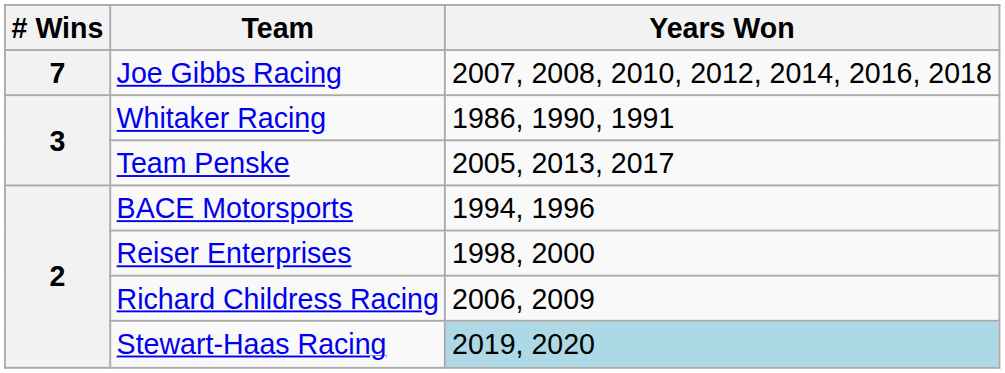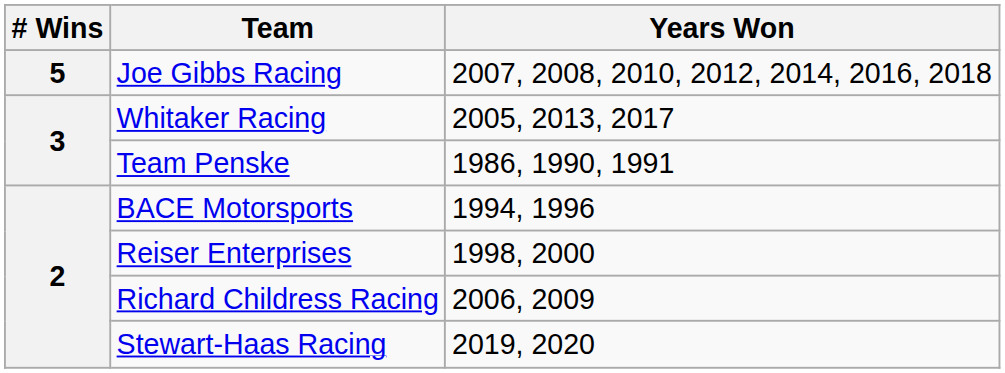(57, 73) 7 -> (57, 73) 5
(563, 118) 1986, 1990, 1991 -> (563, 118) 2005, 2013, 2017
(563, 163) 2005, 2013, 2017 -> (563, 163) 1986, 1990, 1991
(524, 344) lightblue background -> (524, 344) no background
